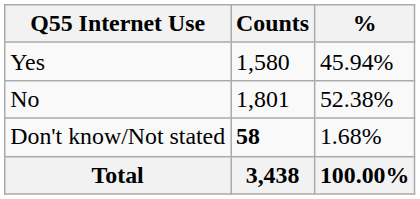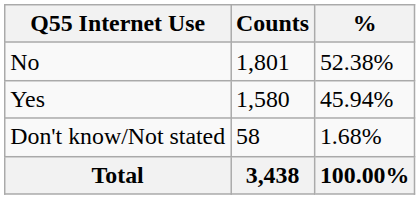rows swapped: (28, 61) <-> (25, 99)
(248, 136) bold -> (248, 136) normal
